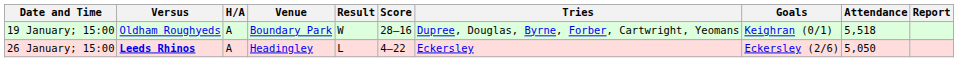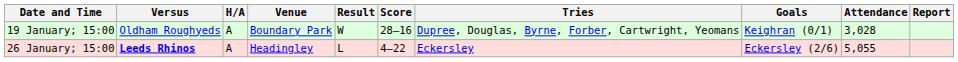(860, 31) 5,518 -> (860, 31) 3,028
(860, 48) 5,050 -> (860, 48) 5,055
